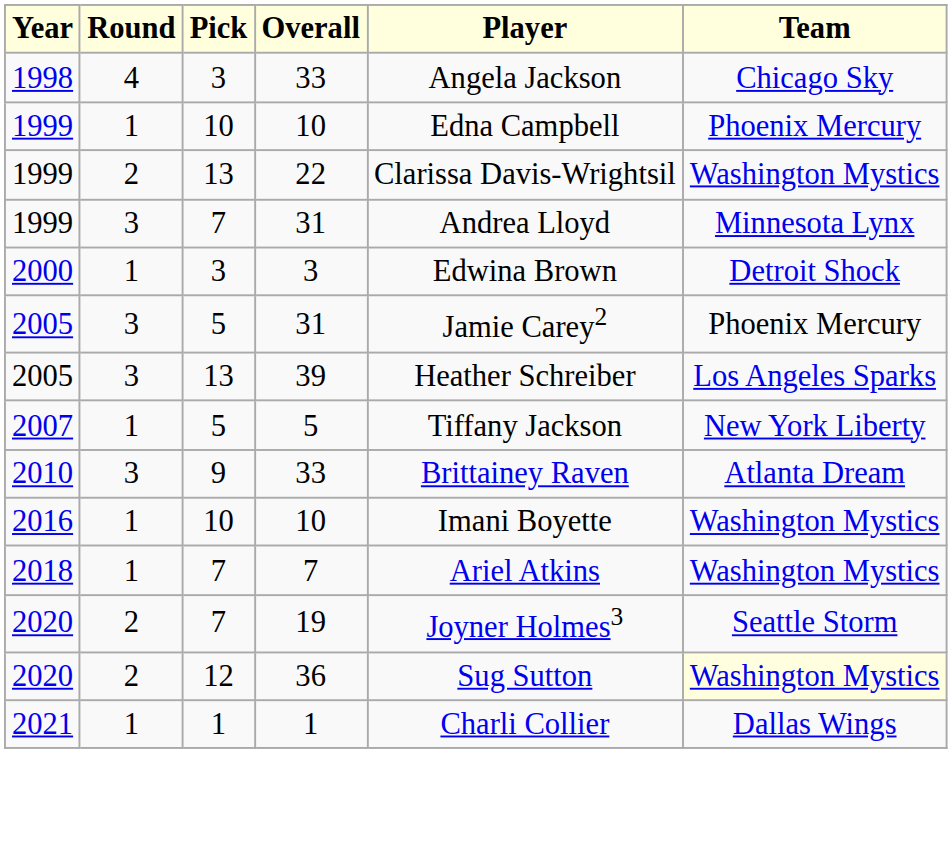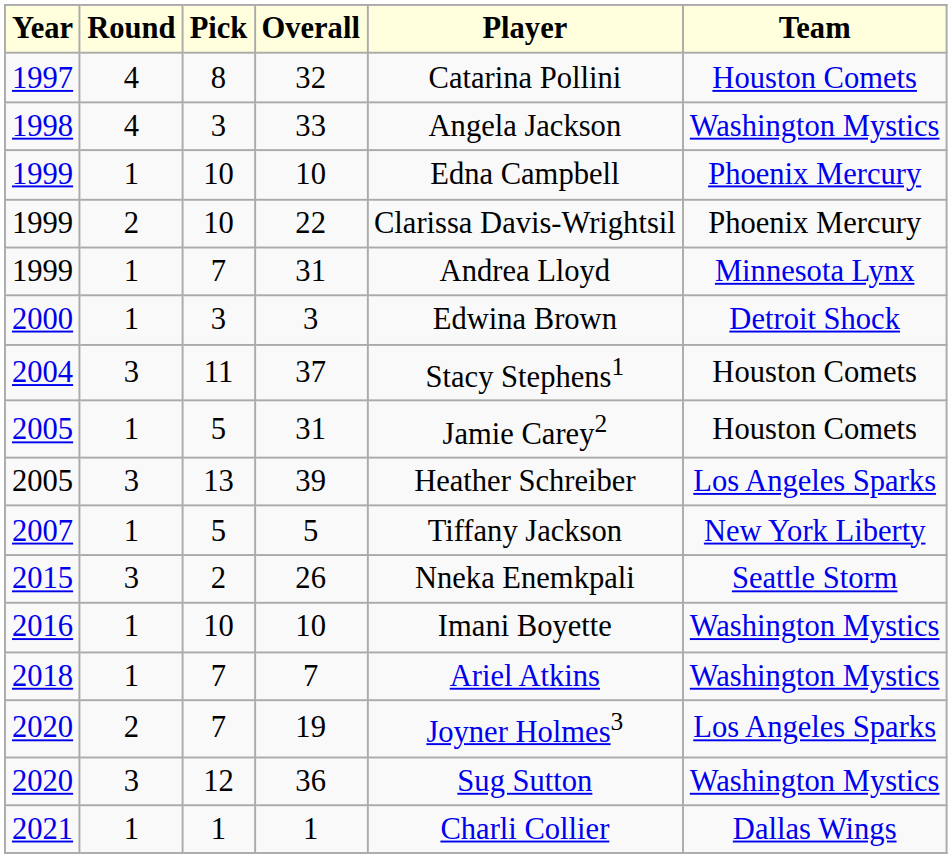+ row: (43, 77)
(815, 77) Chicago Sky -> (815, 125) Washington Mystics
(218, 174) 13 -> (218, 222) 10
(815, 174) Washington Mystics -> (815, 222) Phoenix Mercury
(131, 222) 3 -> (131, 271) 1
+ row: (43, 372)
(131, 323) 3 -> (131, 428) 1
(815, 323) Phoenix Mercury -> (815, 428) Houston Comets
- row: (43, 473)
+ row: (43, 578)
(815, 622) Seattle Storm -> (815, 727) Los Angeles Sparks
(131, 675) 2 -> (131, 780) 3
(815, 675) lightyellow background -> (815, 780) no background
